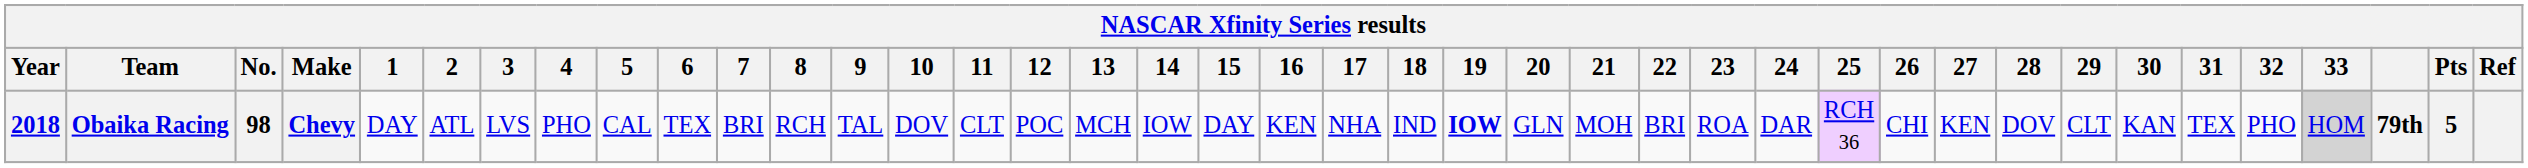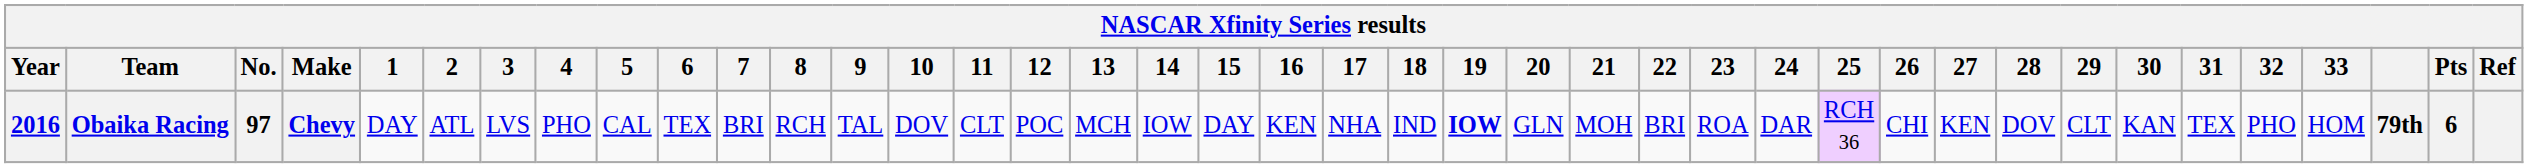(35, 125) 2018 -> (35, 125) 2016
(259, 125) 98 -> (259, 125) 97
(2336, 125) lightgrey background -> (2336, 125) no background
(2451, 125) 5 -> (2451, 125) 6
